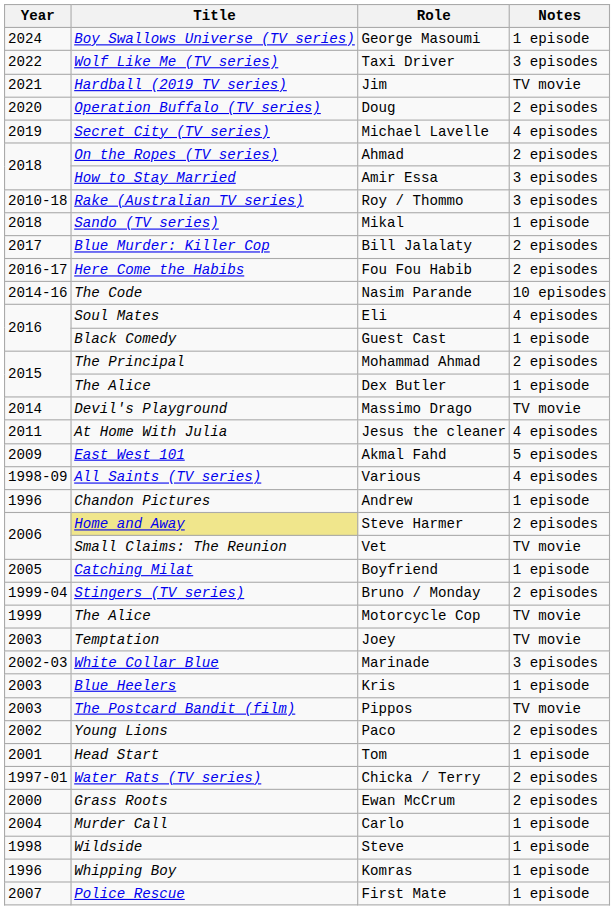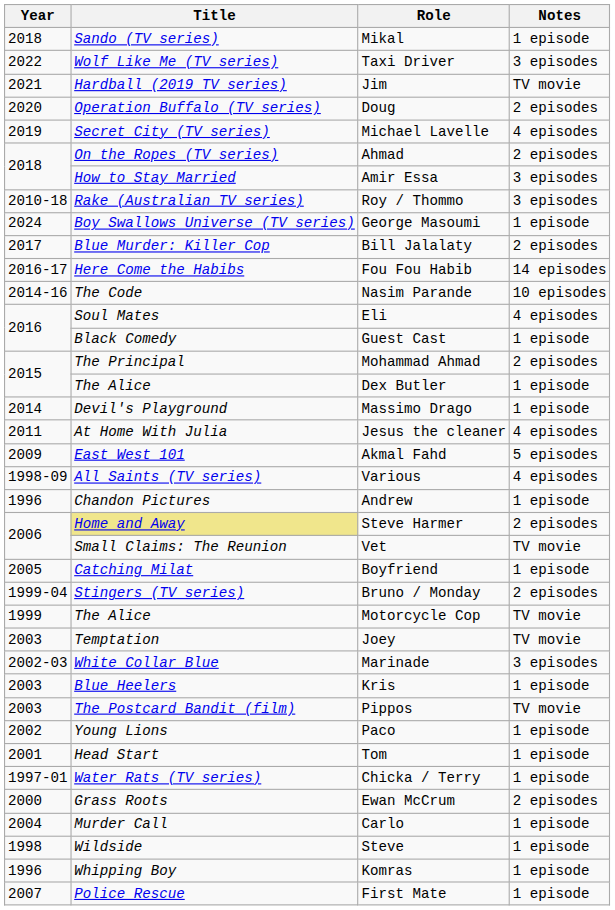rows swapped: (421, 39) <-> (383, 224)
(555, 270) 2 episodes -> (560, 270) 14 episodes
(547, 409) TV movie -> (551, 409) 1 episode
(555, 732) 2 episodes -> (551, 732) 1 episode
(555, 778) 2 episodes -> (551, 778) 1 episode
